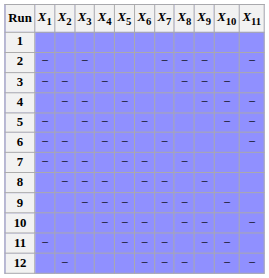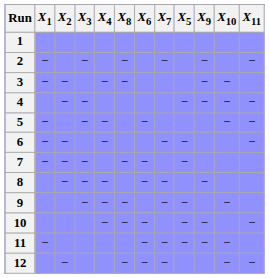columns swapped: (125, 18) <-> (184, 18)
